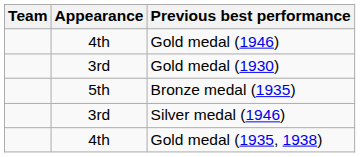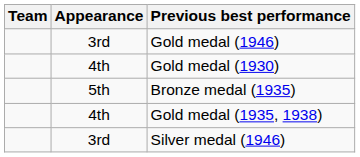(99, 41) 4th -> (99, 41) 3rd
(99, 66) 3rd -> (99, 66) 4th
rows swapped: (236, 139) <-> (218, 115)
